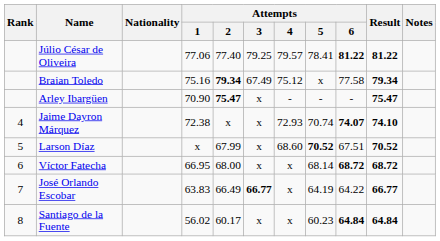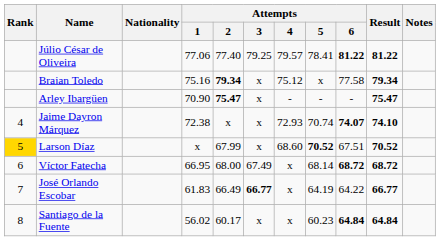(259, 80) 67.49 -> (259, 80) x
(20, 147) no background -> (20, 147) gold background
(259, 165) x -> (259, 165) 67.49
(197, 189) 63.83 -> (197, 189) 61.83
